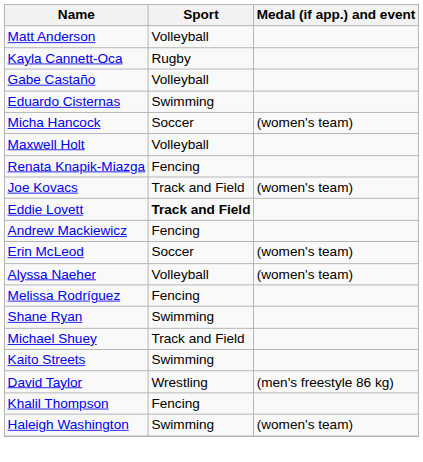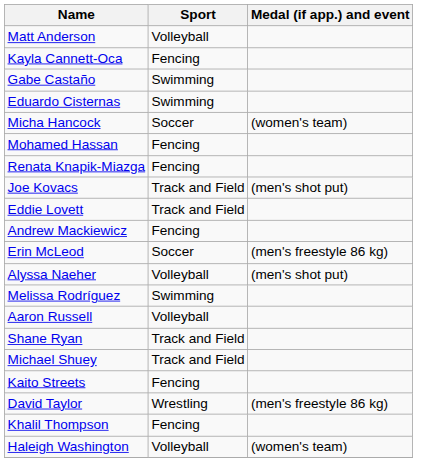(171, 58) Rugby -> (176, 58) Fencing
(180, 79) Volleyball -> (183, 79) Swimming
+ row: (63, 144)
- row: (46, 144)
(305, 187) (women's team) -> (299, 187) (men's shot put)
(201, 209) bold -> (198, 209) normal
(305, 252) (women's team) -> (319, 252) (men's freestyle 86 kg)
(305, 274) (women's team) -> (299, 274) (men's shot put)
(176, 295) Fencing -> (183, 295) Swimming
+ row: (50, 317)
(183, 317) Swimming -> (198, 338) Track and Field
(183, 360) Swimming -> (176, 381) Fencing
(183, 425) Swimming -> (180, 446) Volleyball
